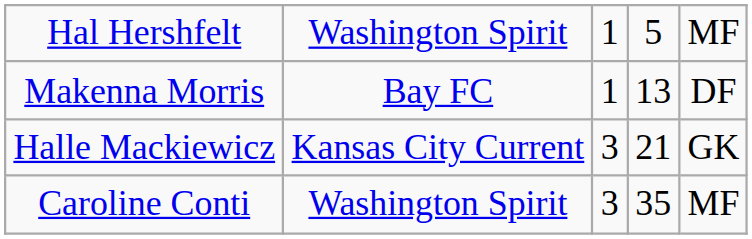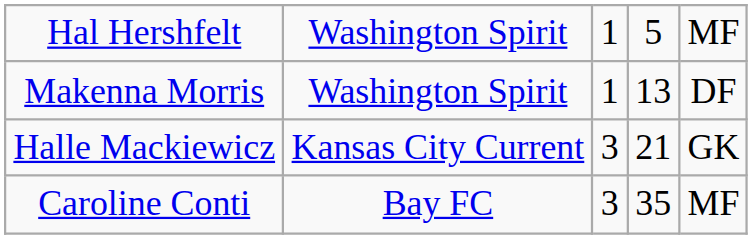(438, 89) Bay FC -> (438, 89) Washington Spirit
(438, 203) Washington Spirit -> (438, 203) Bay FC
